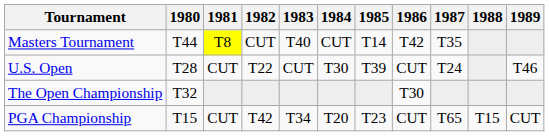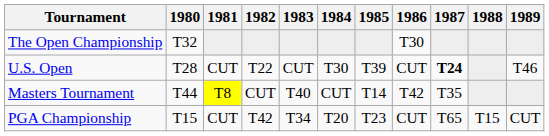rows swapped: (71, 42) <-> (85, 93)
(449, 67) normal -> (449, 67) bold
